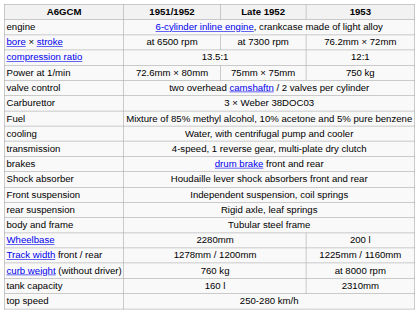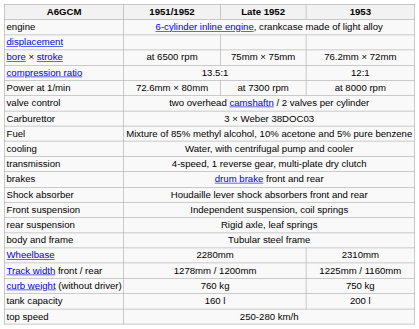+ row: (35, 42)
(263, 42) at 7300 rpm -> (263, 57) 75mm × 75mm
(263, 73) 75mm × 75mm -> (263, 88) at 7300 rpm
(360, 73) 750 kg -> (360, 88) at 8000 rpm
(360, 240) 200 l -> (360, 255) 2310mm
(360, 270) at 8000 rpm -> (360, 286) 750 kg
(360, 286) 2310mm -> (360, 301) 200 l
